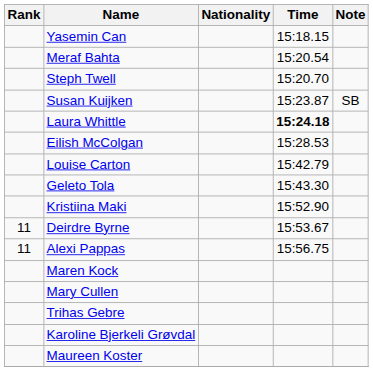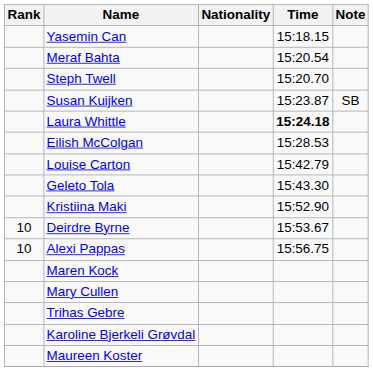(24, 228) 11 -> (24, 228) 10
(24, 249) 11 -> (24, 249) 10
